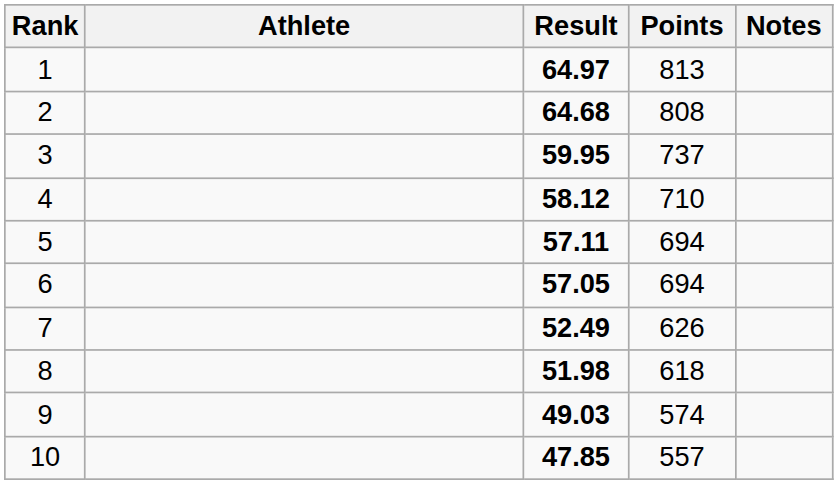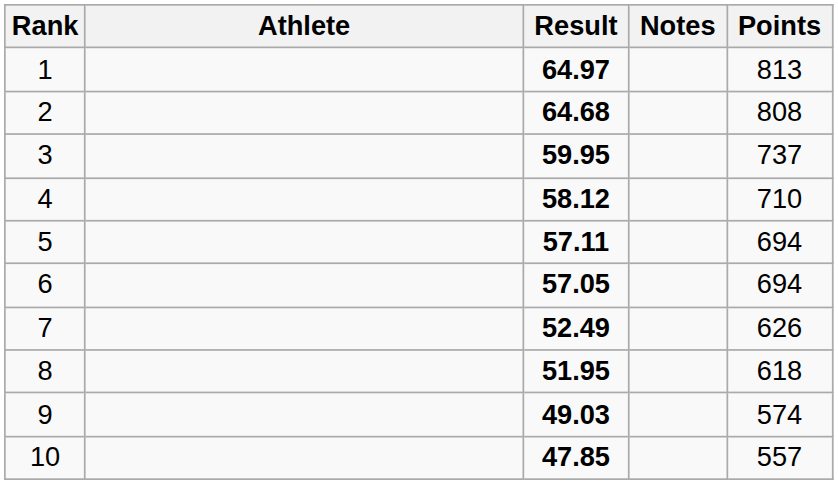columns swapped: (682, 26) <-> (784, 26)
(576, 371) 51.98 -> (576, 371) 51.95
